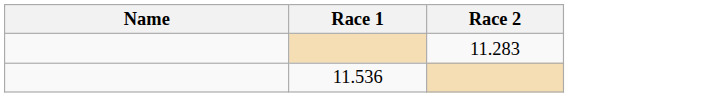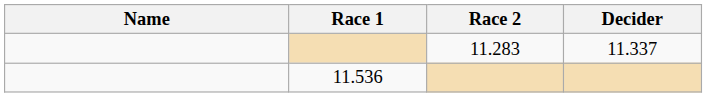+ column: (632, 19)
